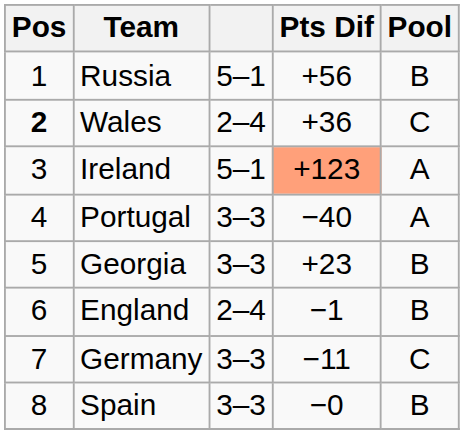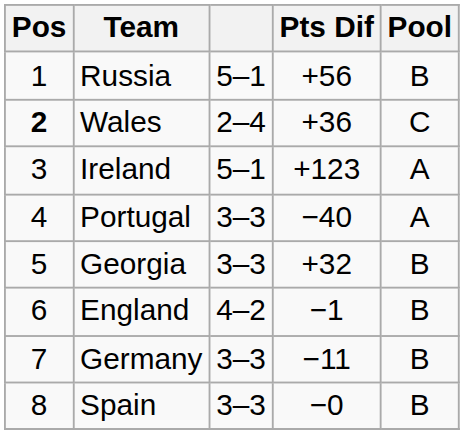(327, 169) lightsalmon background -> (327, 169) no background
(327, 264) +23 -> (327, 264) +32
(241, 311) 2–4 -> (241, 311) 4–2
(420, 358) C -> (420, 358) B
